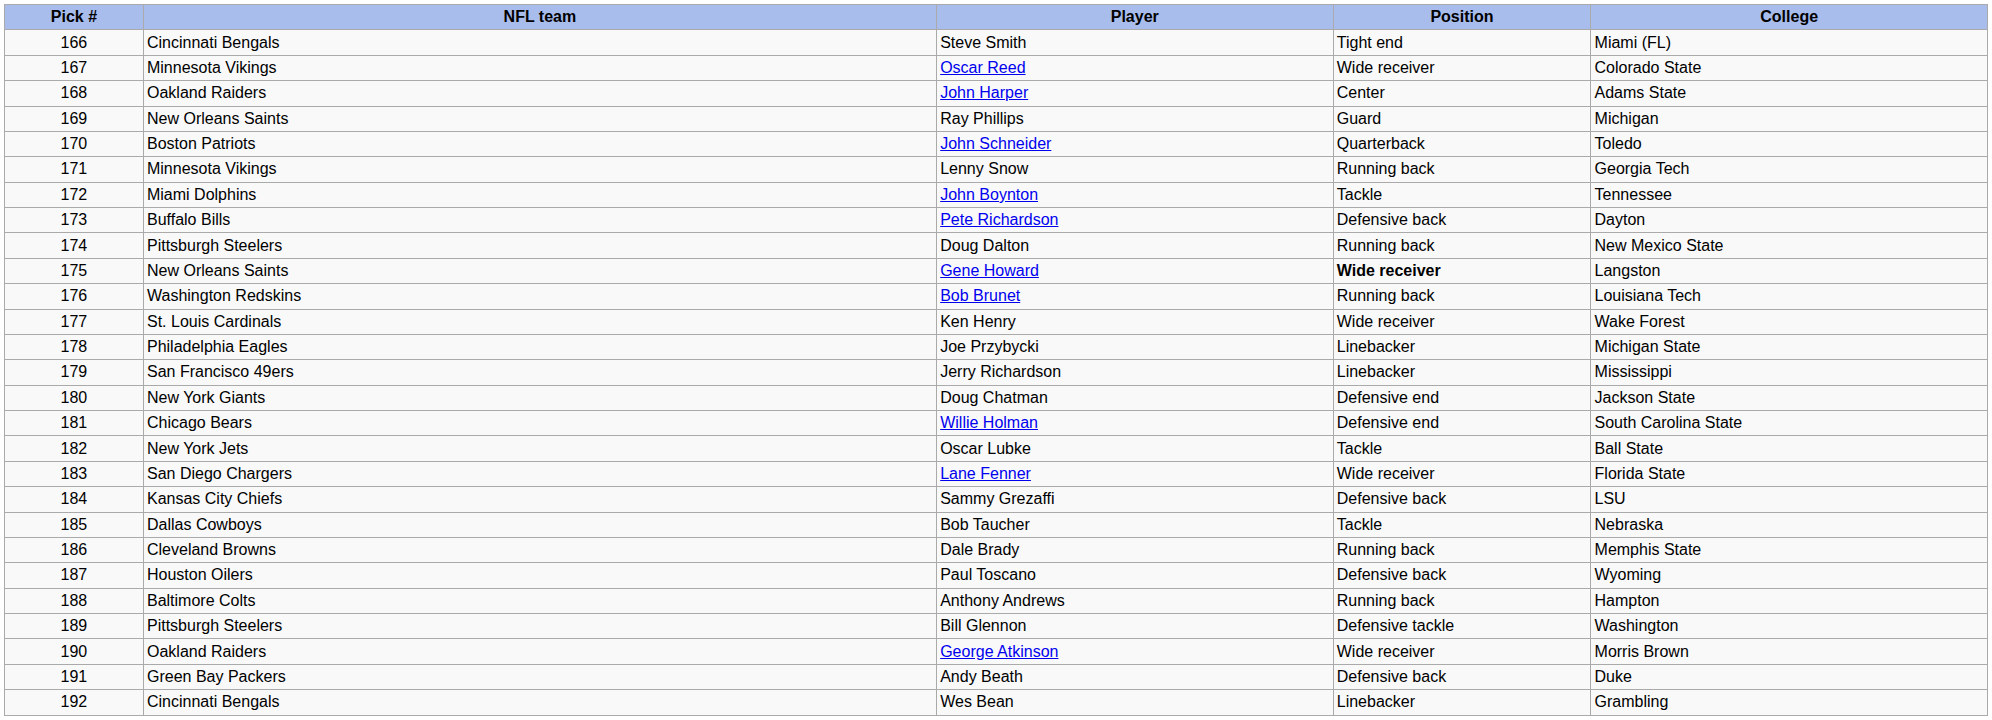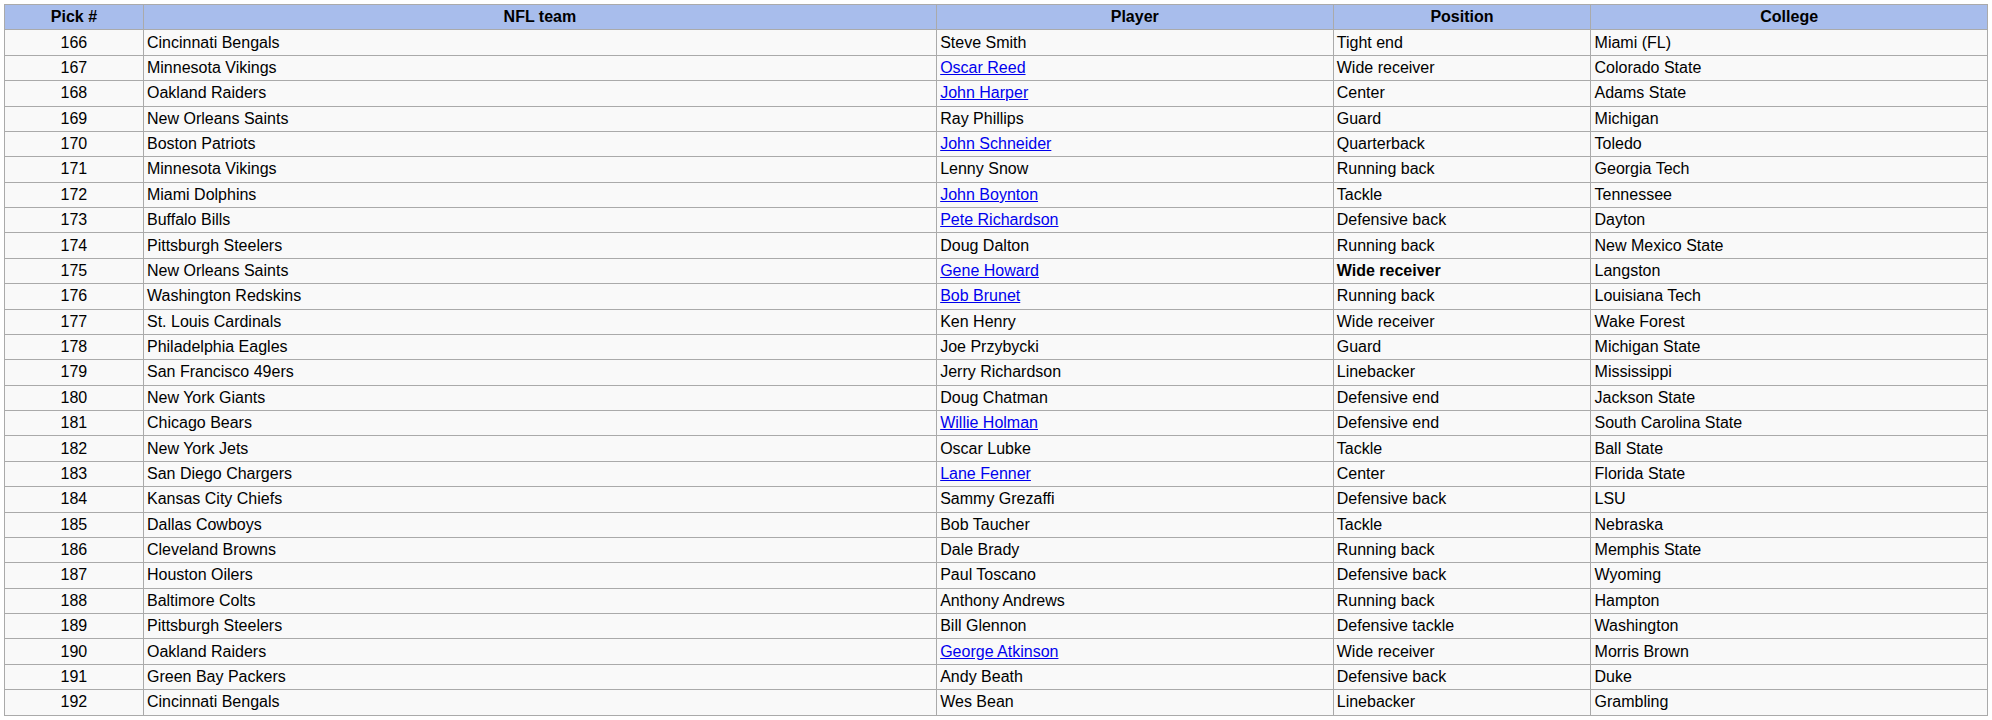(1376, 347) Linebacker -> (1359, 347) Guard
(1386, 473) Wide receiver -> (1361, 473) Center
